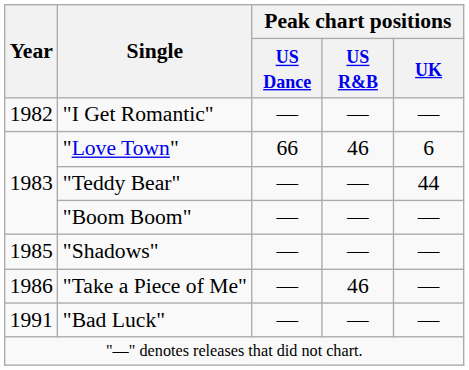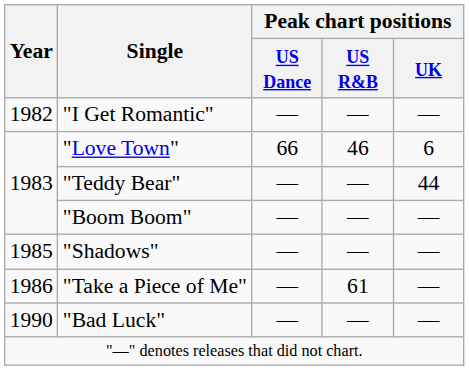(358, 285) 46 -> (358, 285) 61
(31, 319) 1991 -> (31, 319) 1990
